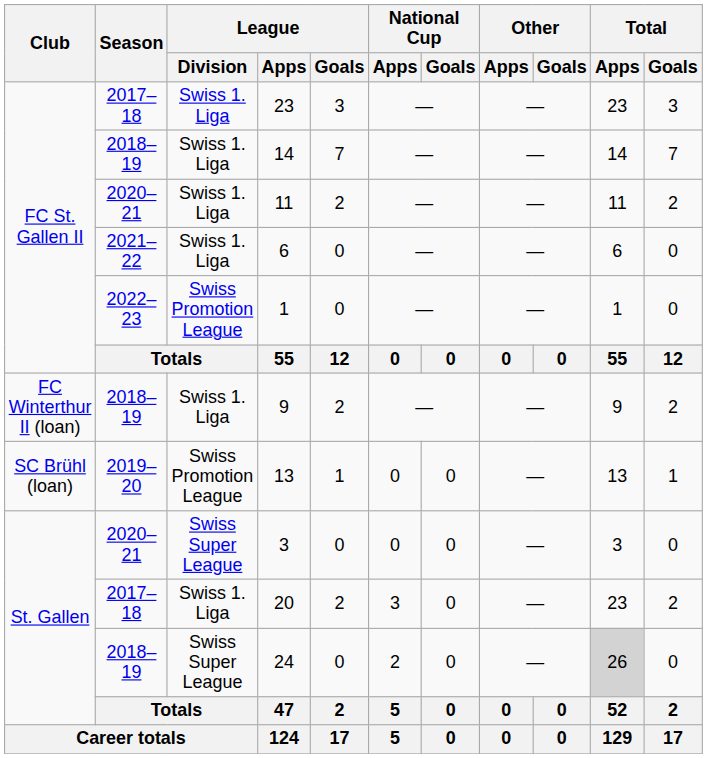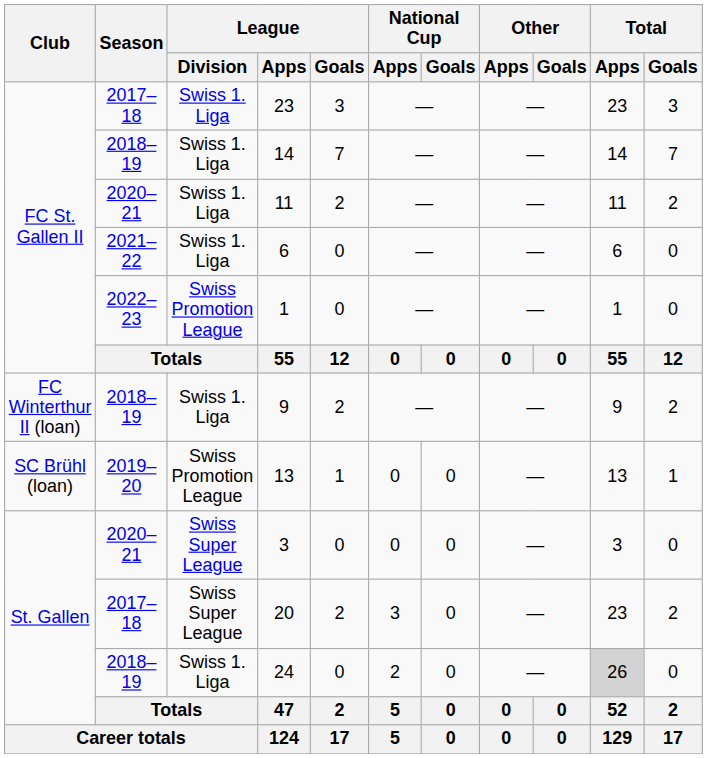(212, 603) Swiss 1. Liga -> (212, 613) Swiss Super League
(212, 662) Swiss Super League -> (212, 672) Swiss 1. Liga
